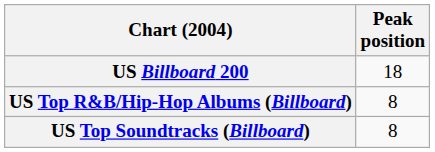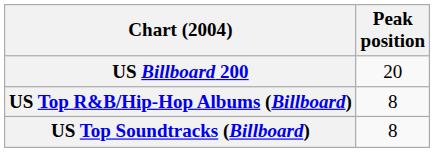(393, 71) 18 -> (393, 71) 20
